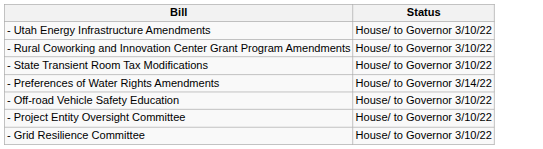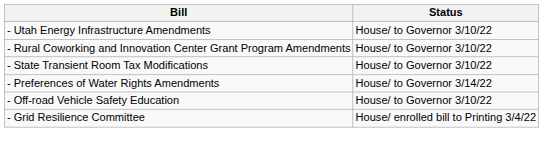- row: (96, 118)
(424, 135) House/ to Governor 3/10/22 -> (446, 118) House/ enrolled bill to Printing 3/4/22
